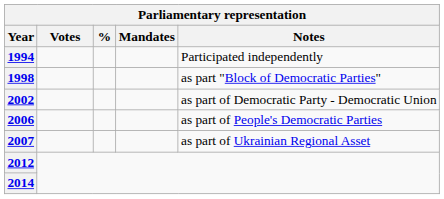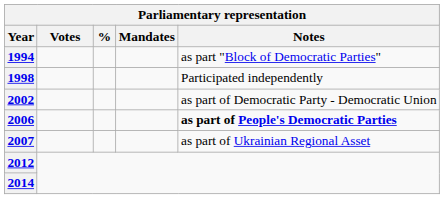(252, 57) Participated independently -> (281, 57) as part "Block of Democratic Parties"
(281, 78) as part "Block of Democratic Parties" -> (252, 78) Participated independently
(282, 120) normal -> (289, 120) bold
